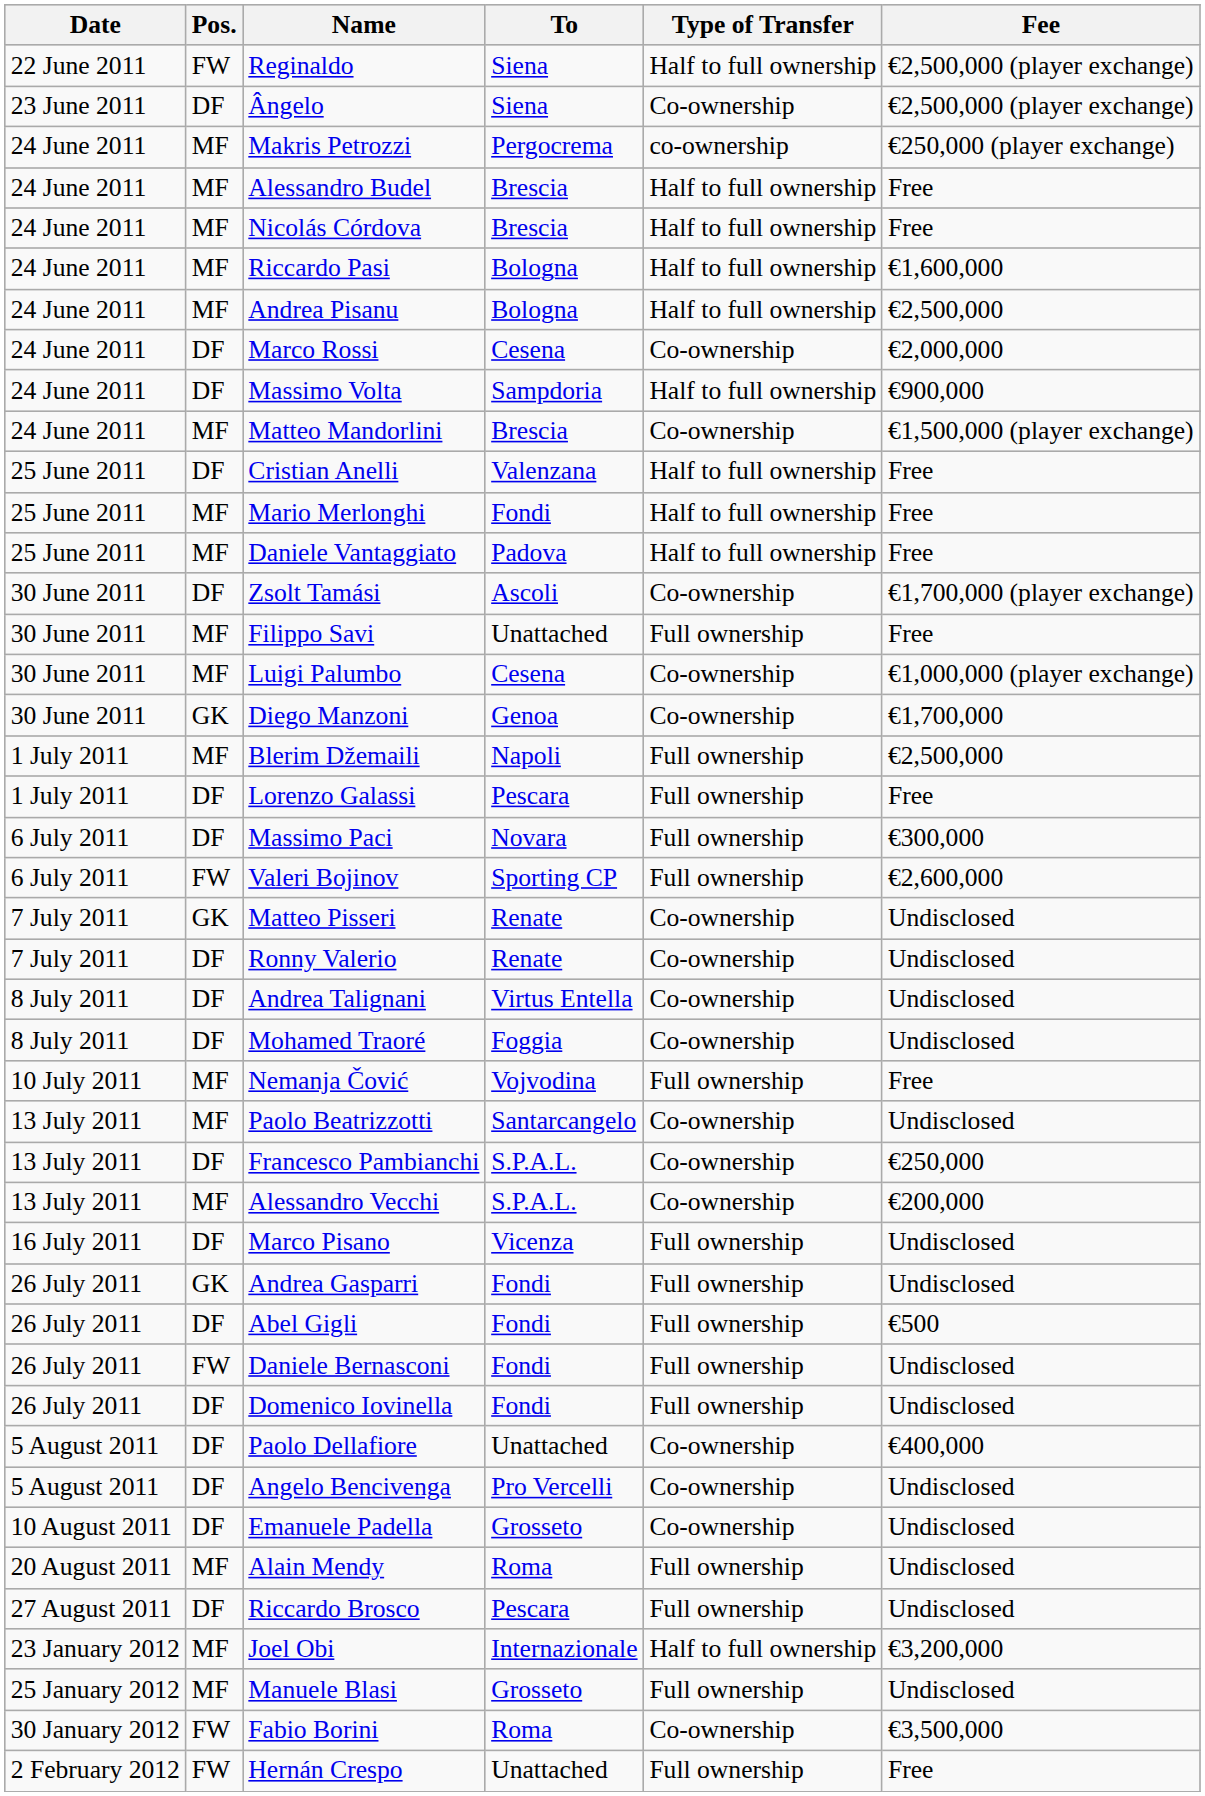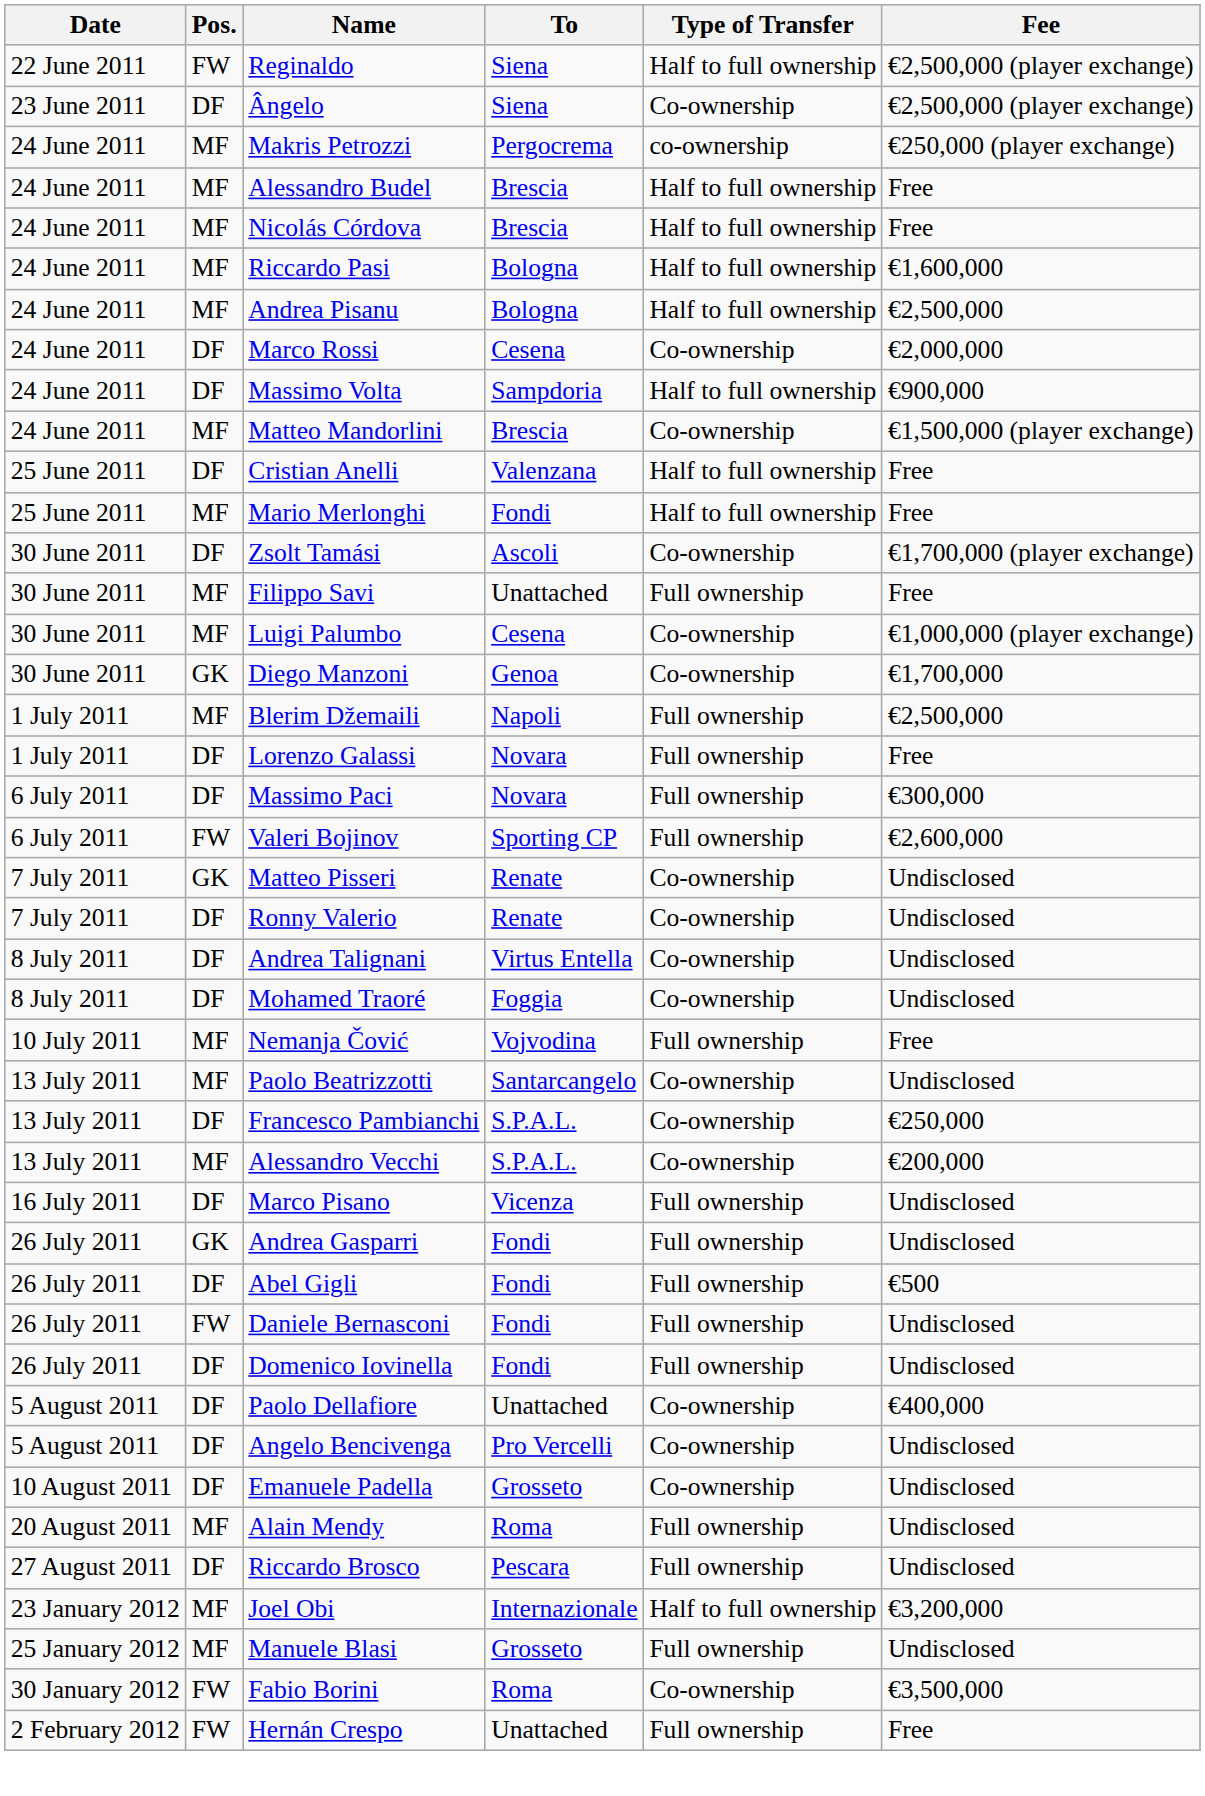- row: (352, 552)
(530, 796) Pescara -> (529, 755) Novara
